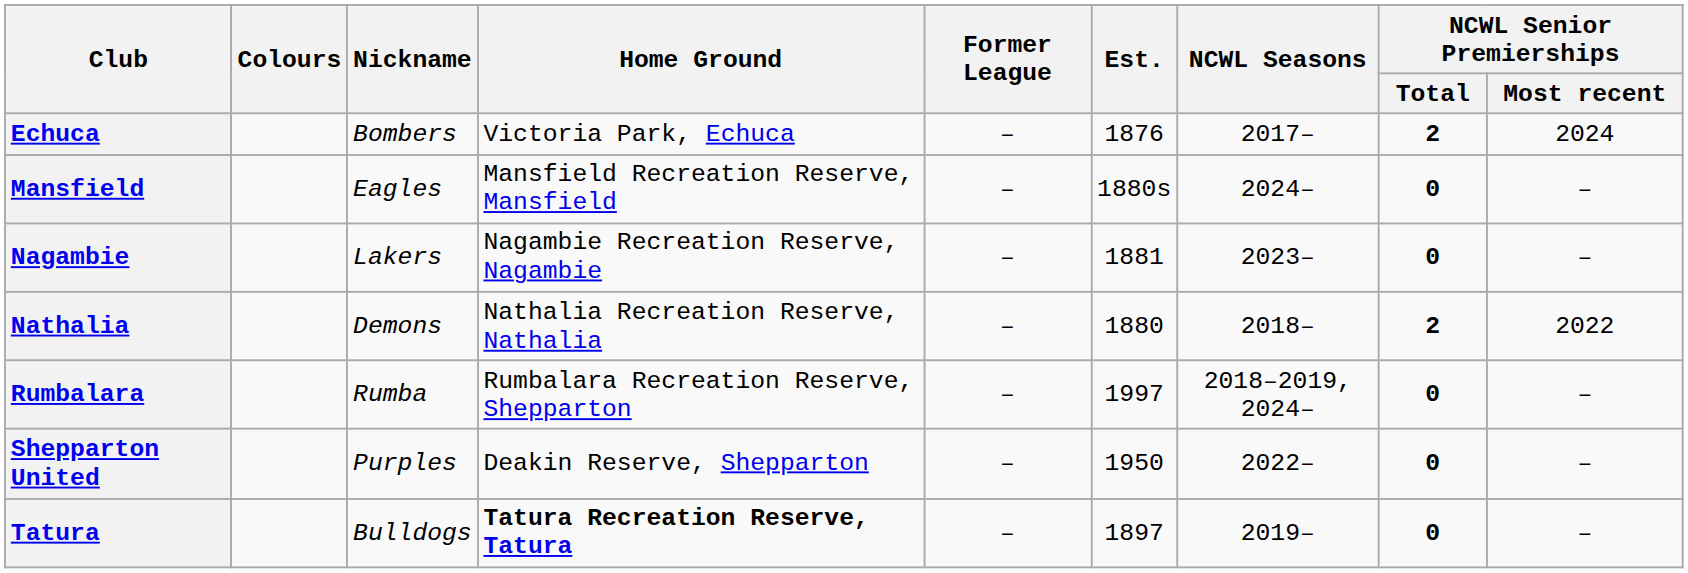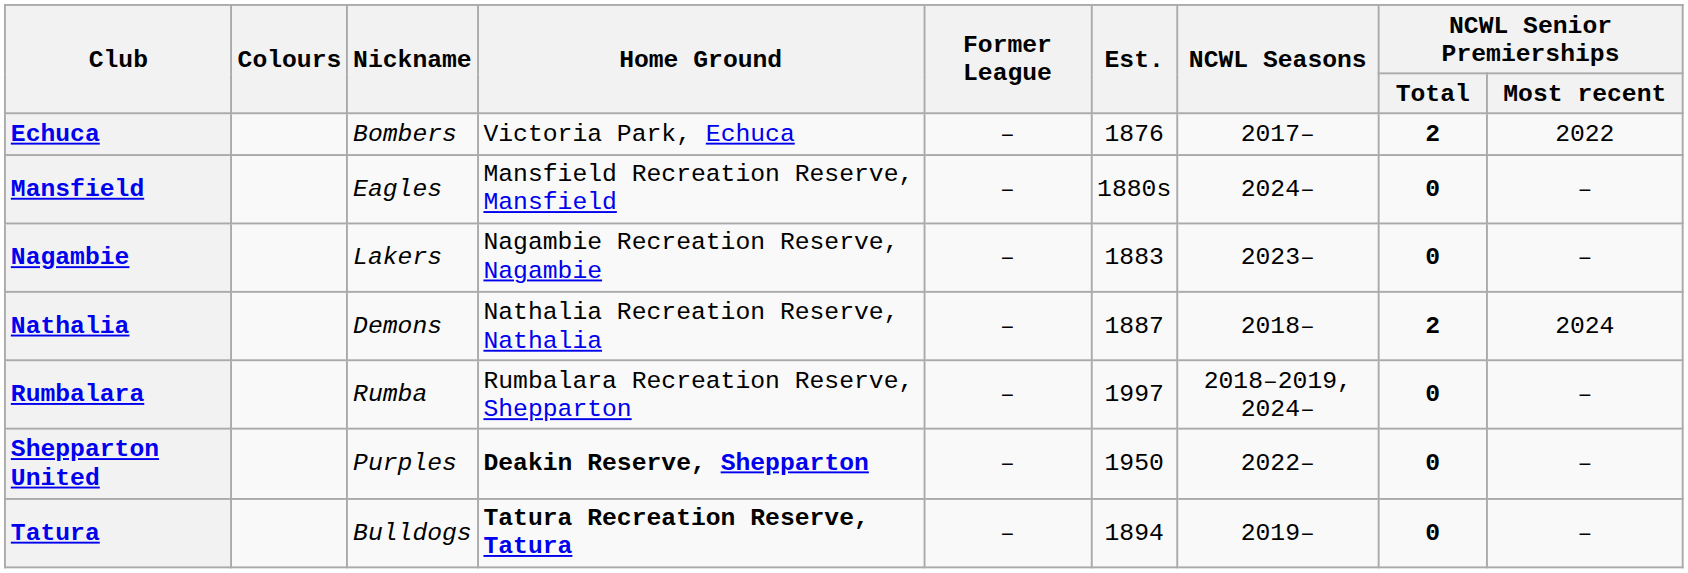(1585, 134) 2024 -> (1585, 134) 2022
(1134, 257) 1881 -> (1134, 257) 1883
(1134, 326) 1880 -> (1134, 326) 1887
(1585, 326) 2022 -> (1585, 326) 2024
(676, 464) normal -> (676, 464) bold
(1134, 532) 1897 -> (1134, 532) 1894
